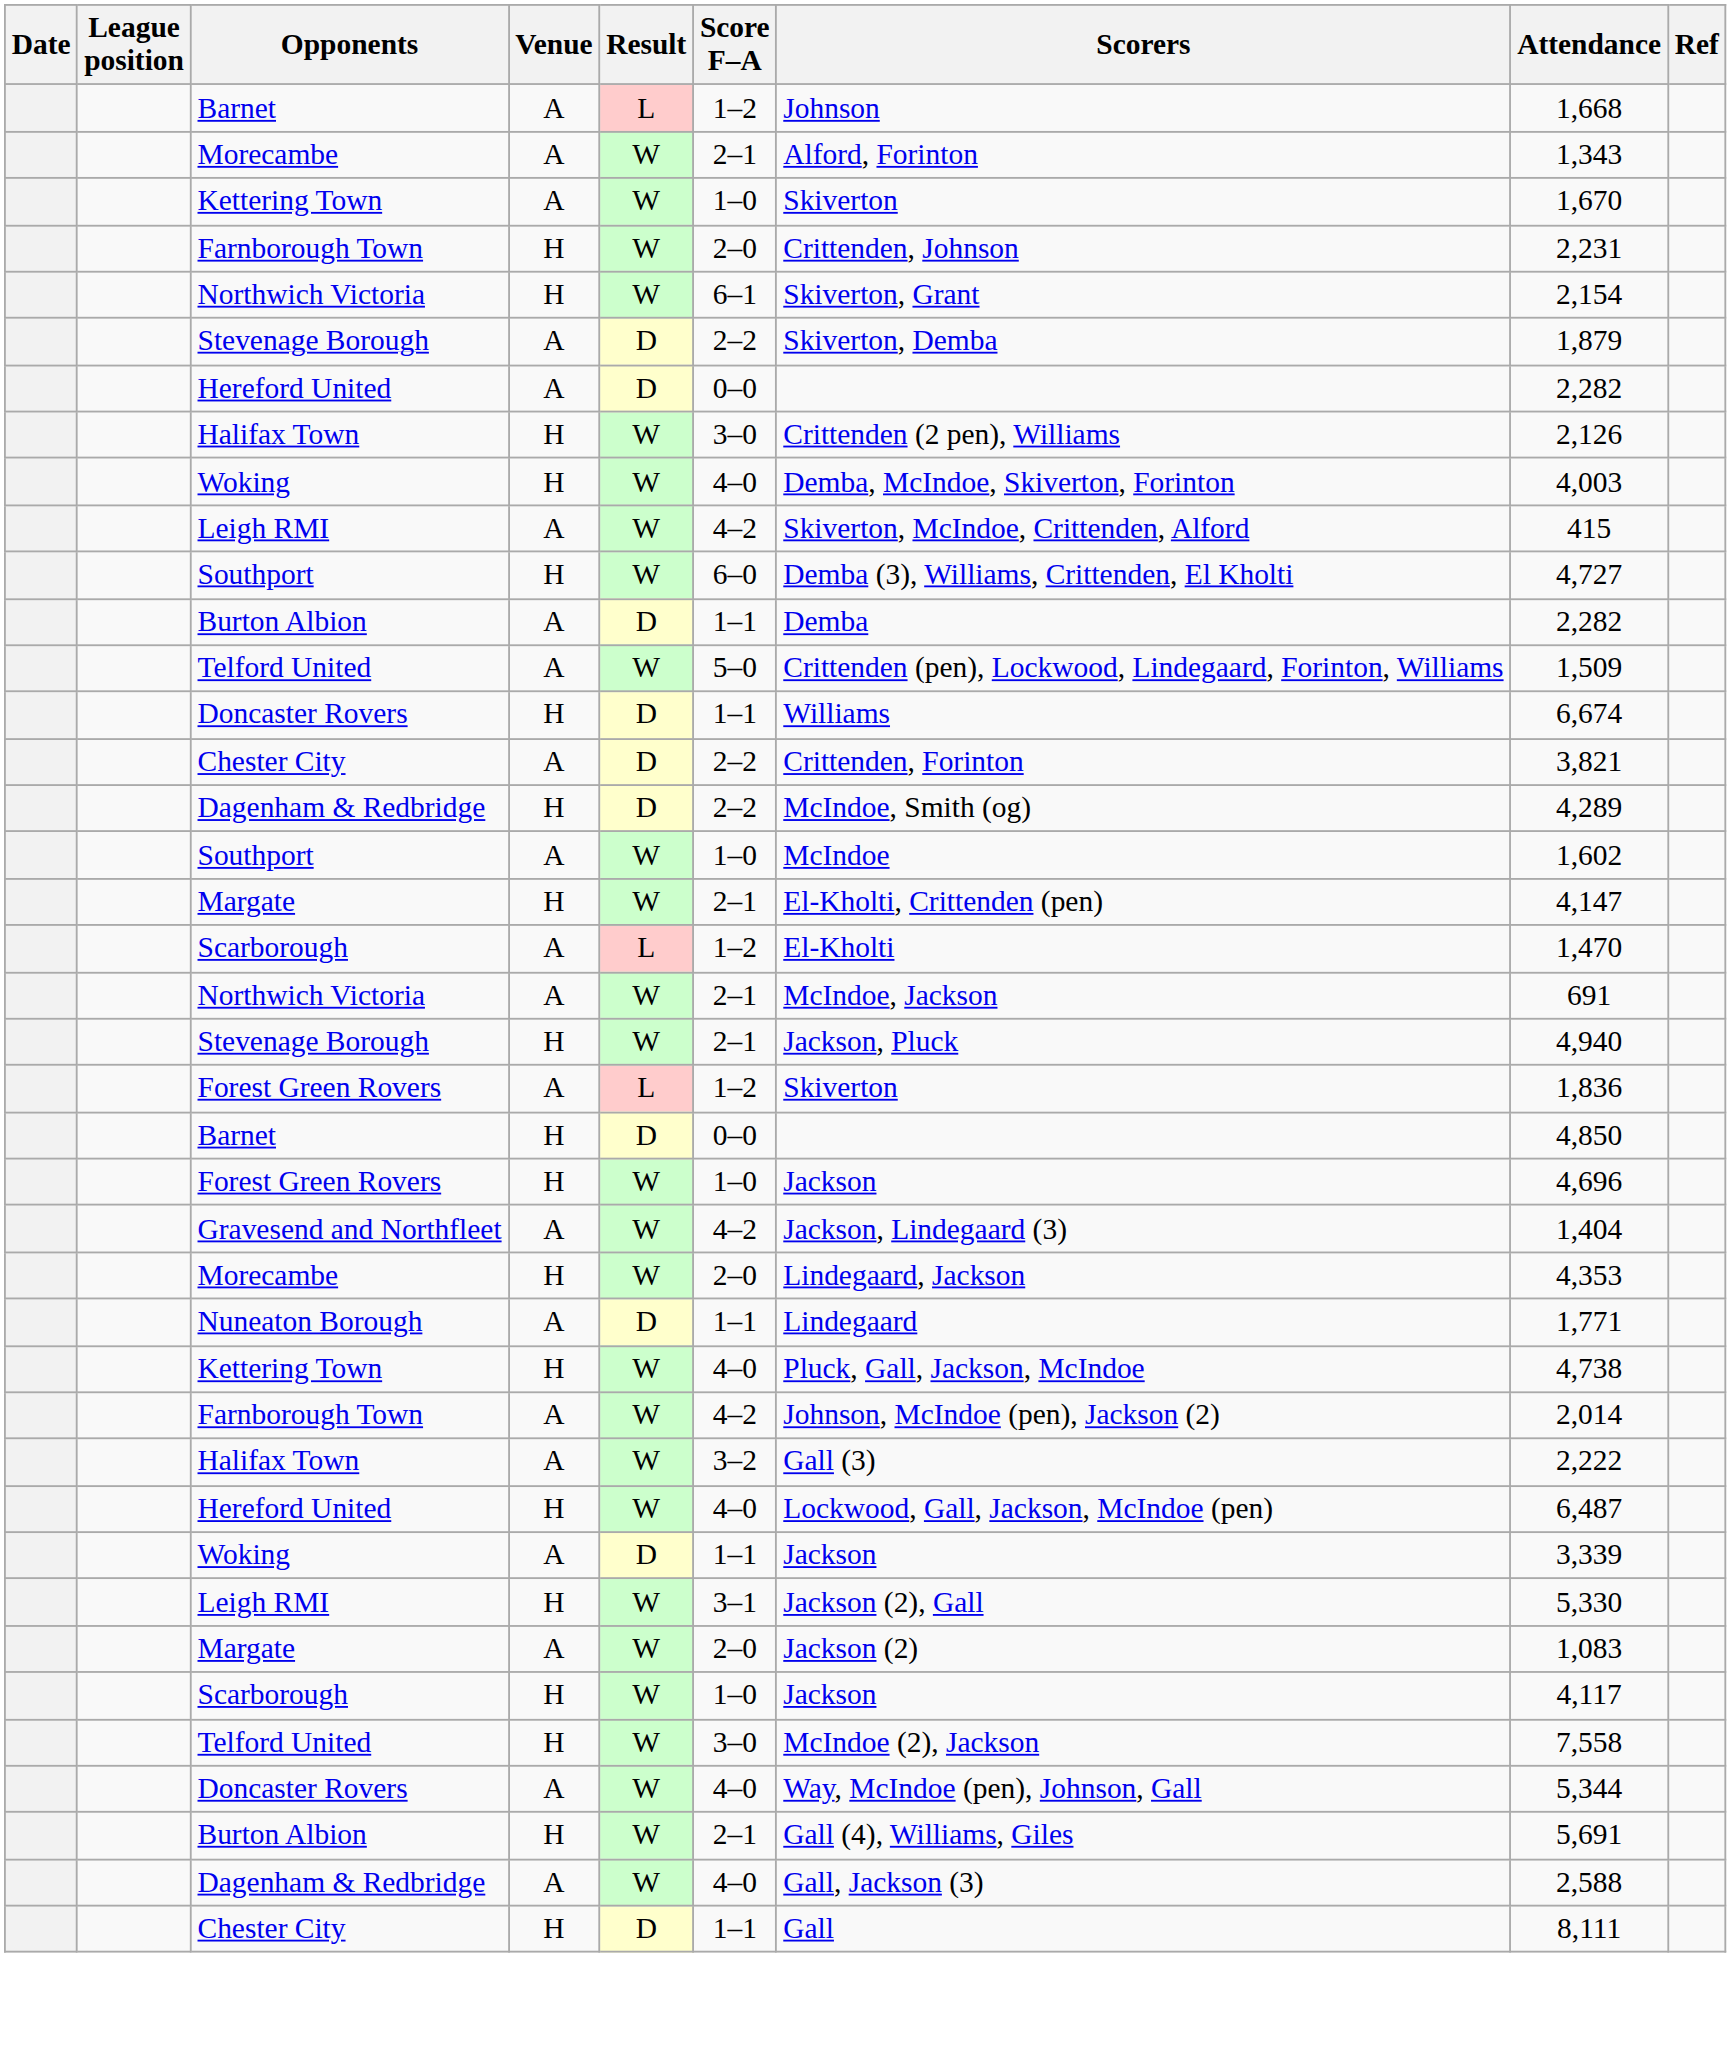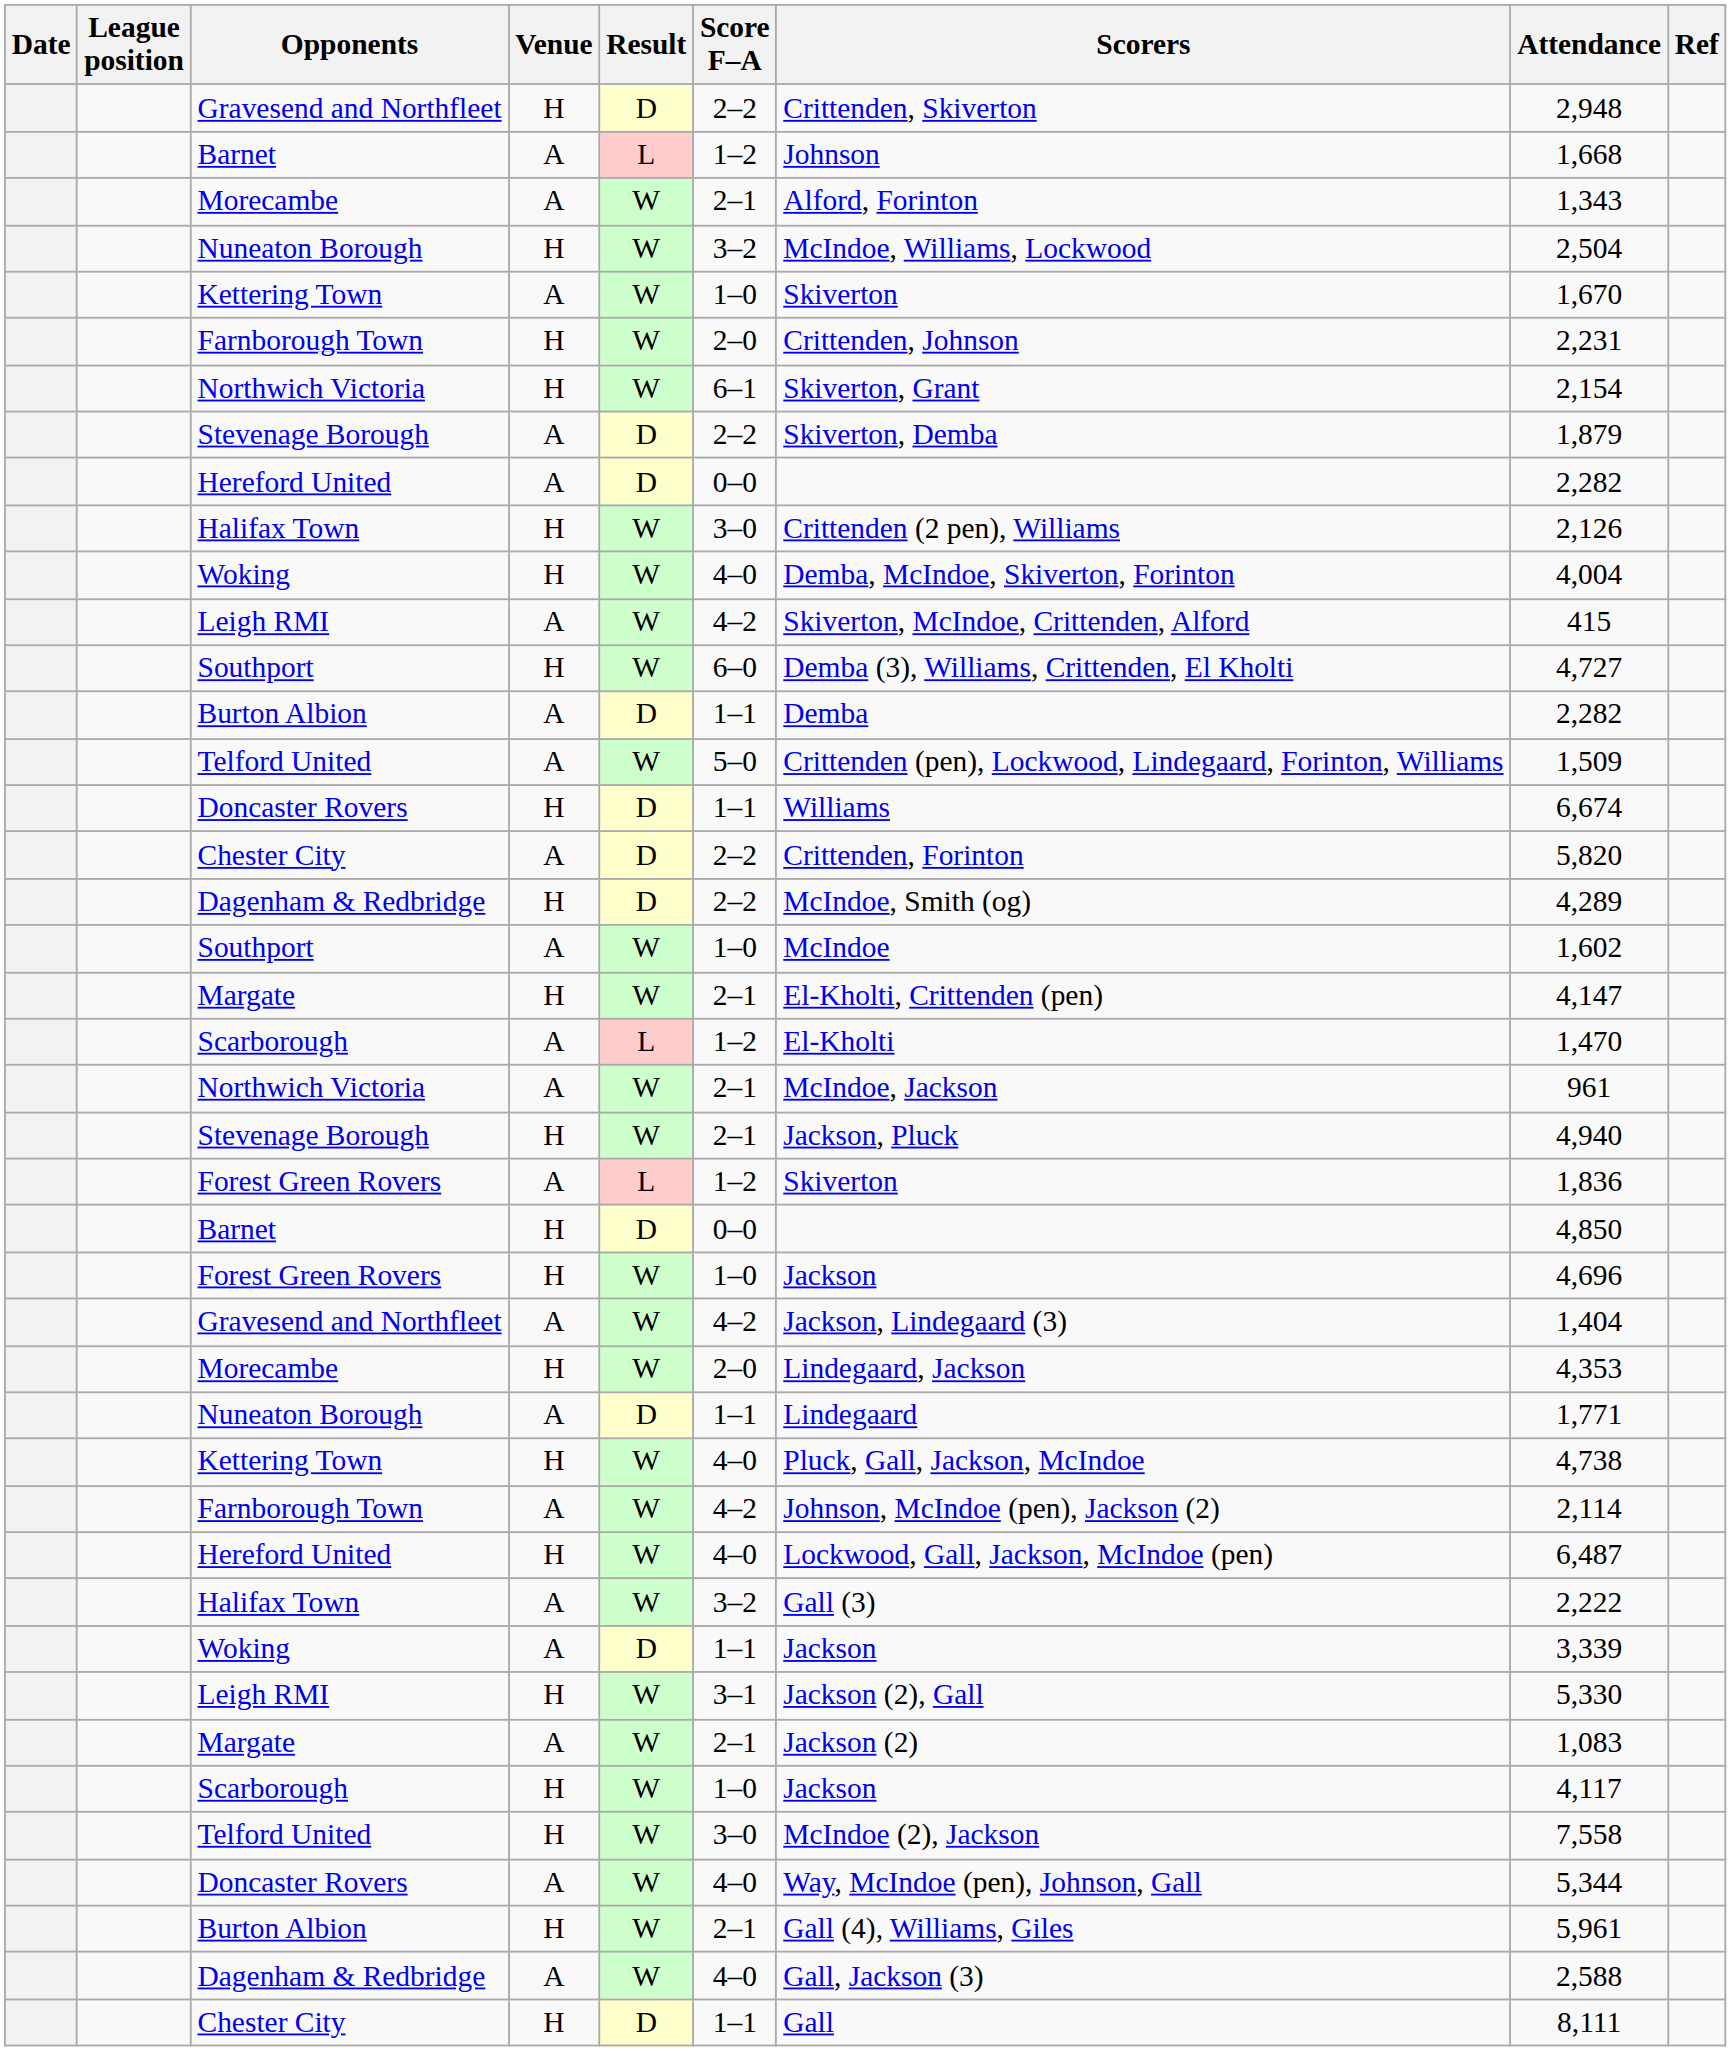+ row: (350, 107)
+ row: (310, 247)
(1589, 481) 4,003 -> (1589, 574) 4,004
(1589, 761) 3,821 -> (1589, 854) 5,820
(1589, 994) 691 -> (1589, 1088) 961
(1589, 1414) 2,014 -> (1589, 1508) 2,114
rows swapped: (294, 1508) <-> (278, 1461)
(735, 1648) 2–0 -> (735, 1741) 2–1
(1589, 1835) 5,691 -> (1589, 1928) 5,961
